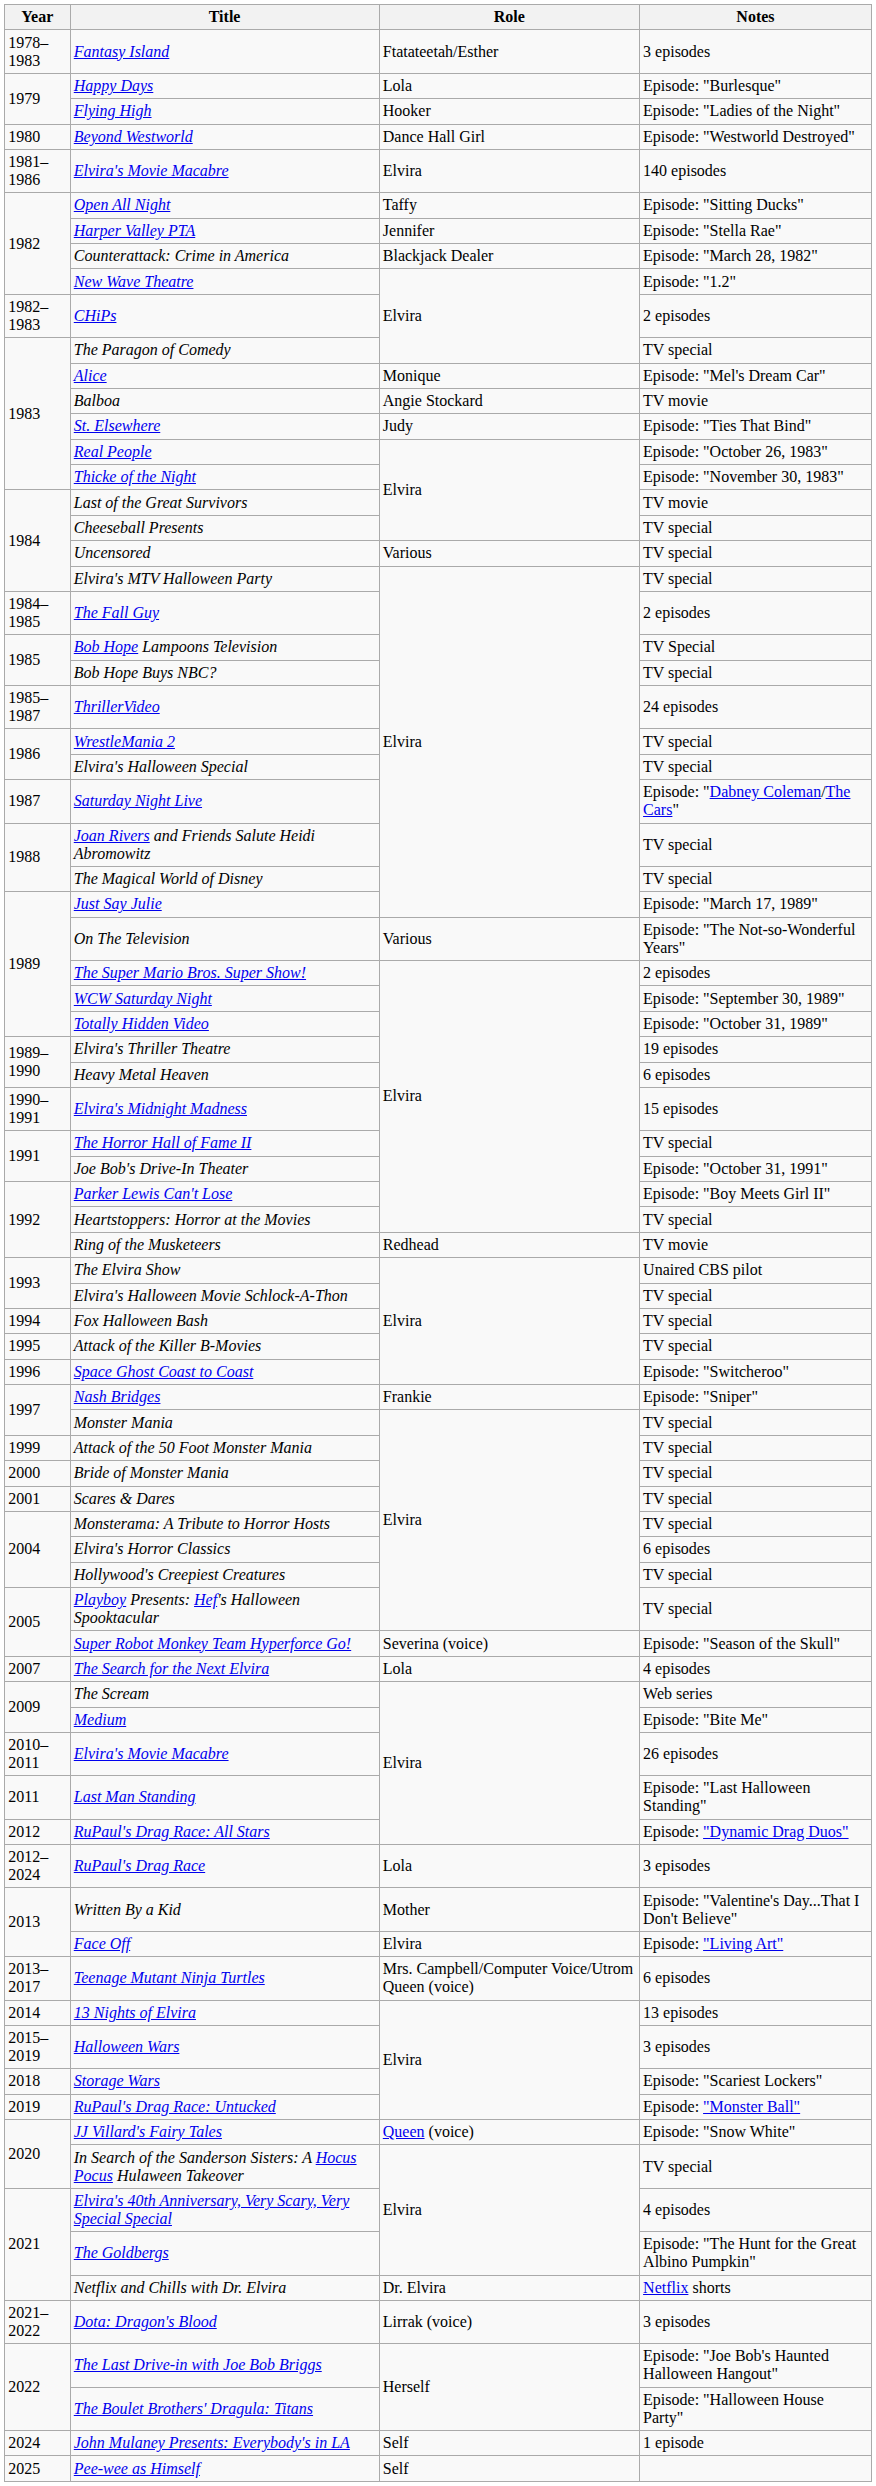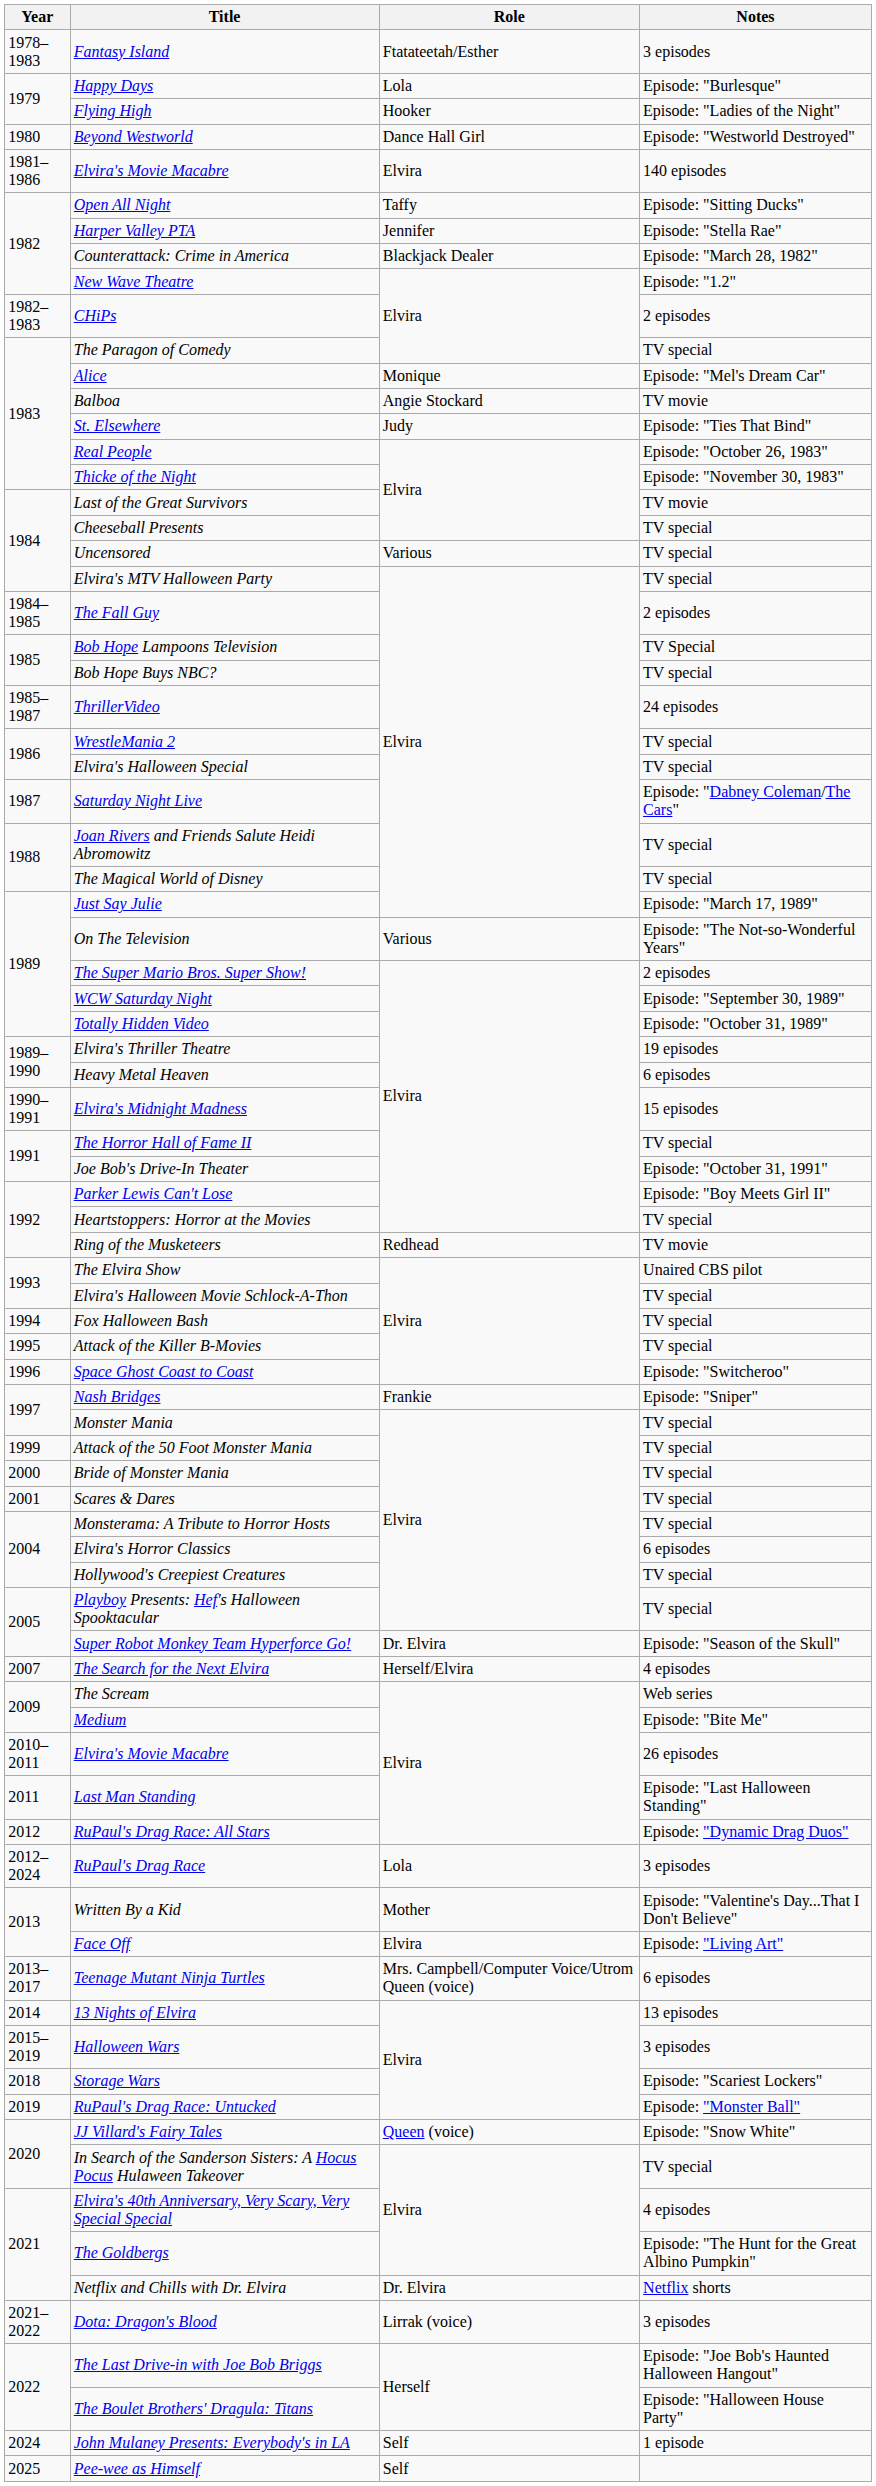(435, 1643) Severina (voice) -> (414, 1643) Dr. Elvira
(397, 1668) Lola -> (428, 1668) Herself/Elvira
